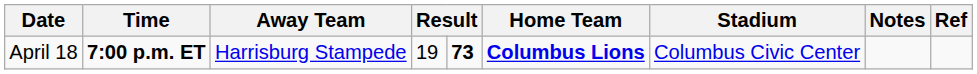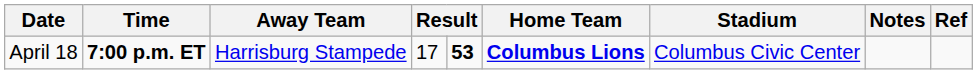(427, 52) 19 -> (427, 52) 17
(463, 52) 73 -> (463, 52) 53
